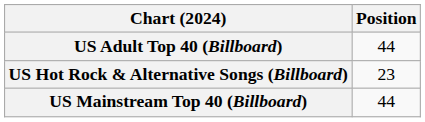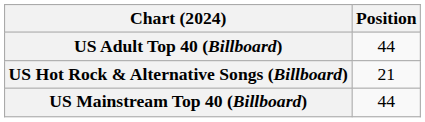(386, 74) 23 -> (386, 74) 21
